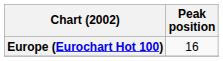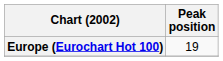(192, 46) 16 -> (192, 46) 19
